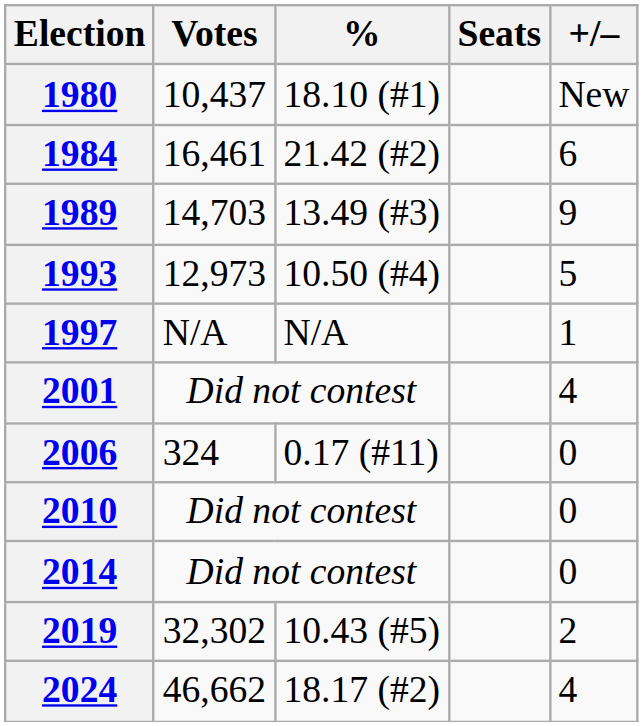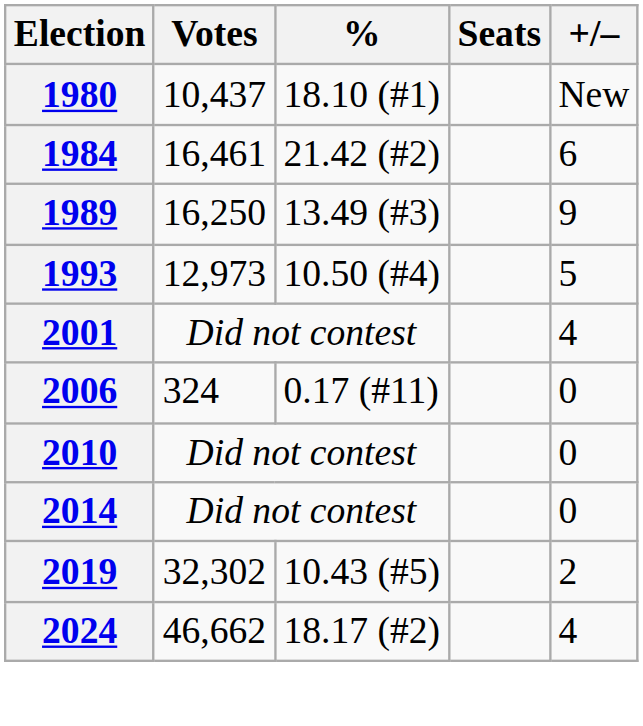(214, 213) 14,703 -> (214, 213) 16,250
- row: (80, 332)
